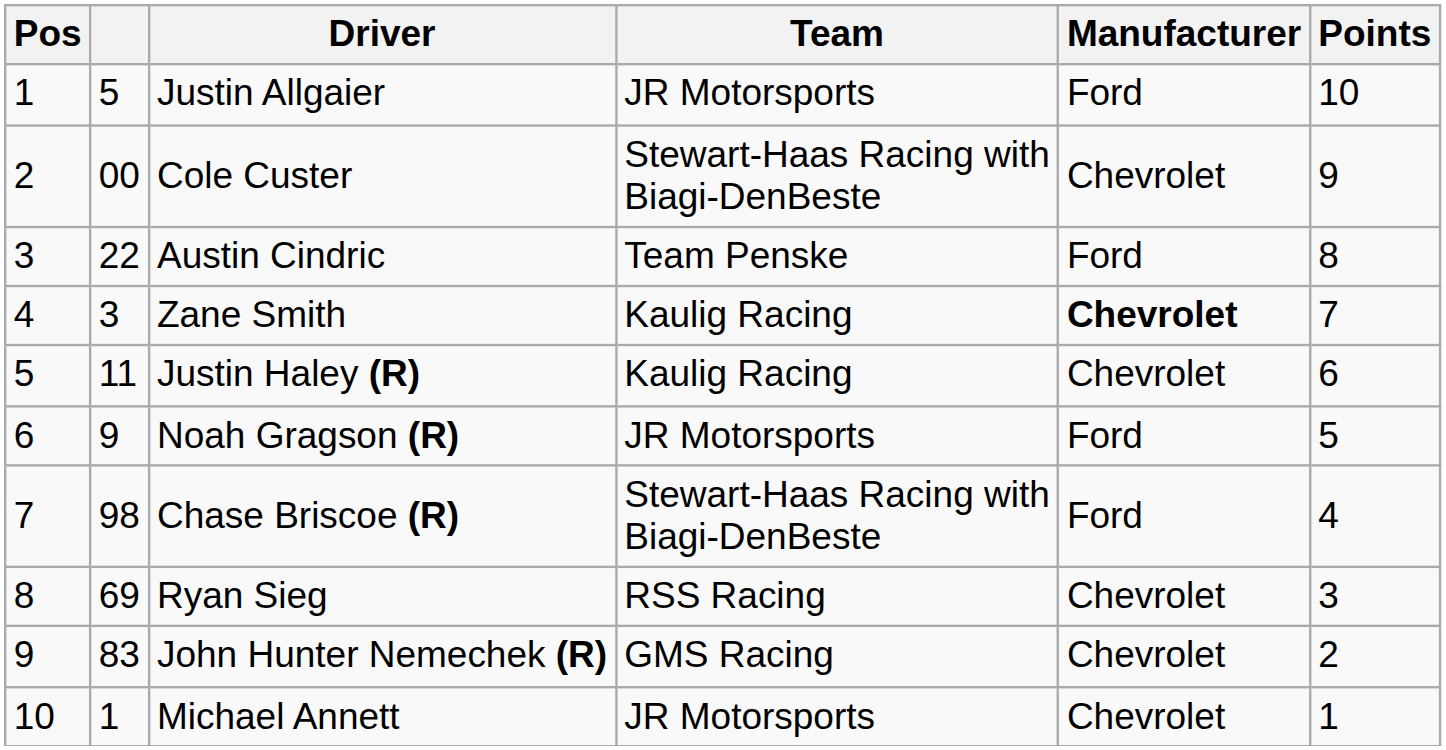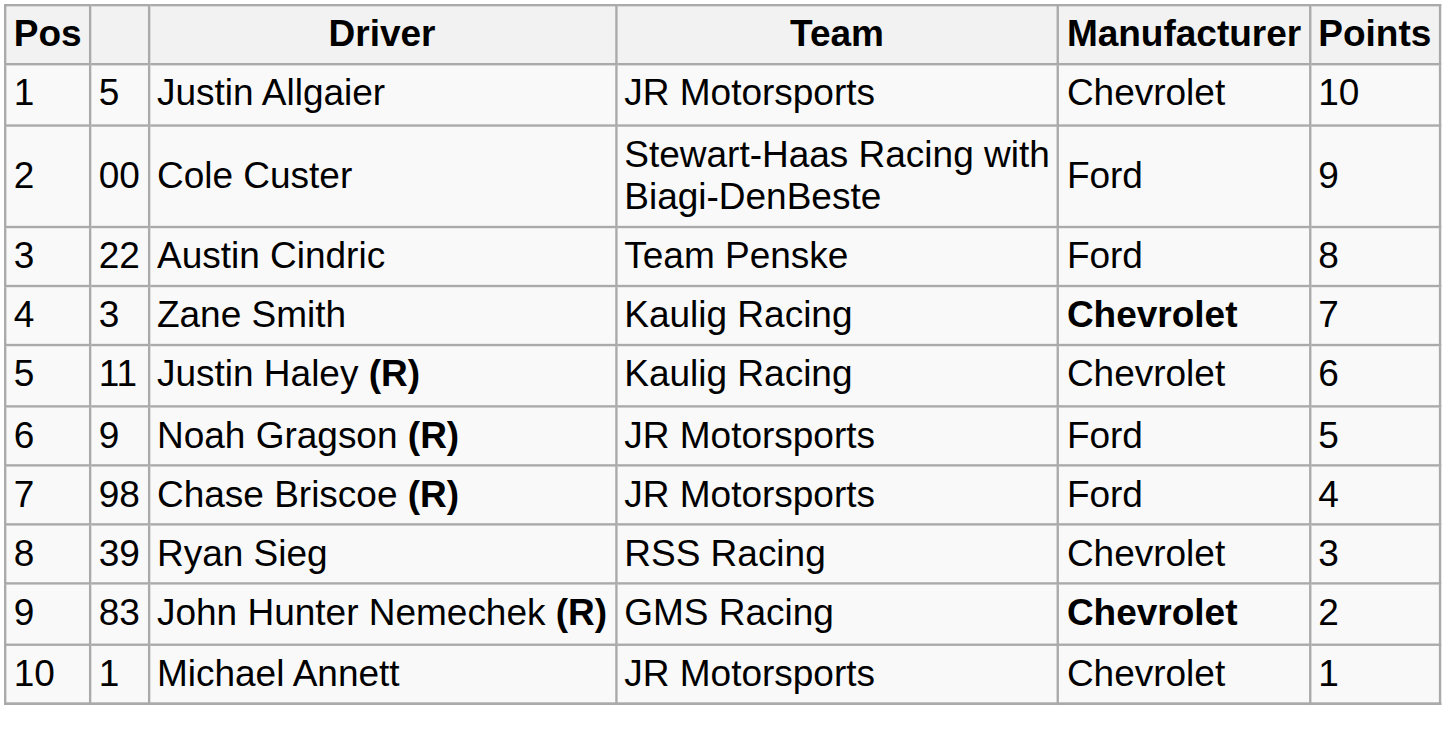(1105, 93) Ford -> (1146, 93) Chevrolet
(1146, 174) Chevrolet -> (1105, 174) Ford
(837, 514) Stewart-Haas Racing with Biagi-DenBeste -> (750, 493) JR Motorsports
(119, 595) 69 -> (119, 553) 39
(1146, 655) normal -> (1152, 612) bold
